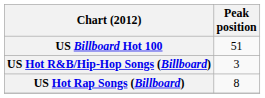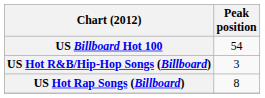(237, 45) 51 -> (237, 45) 54
